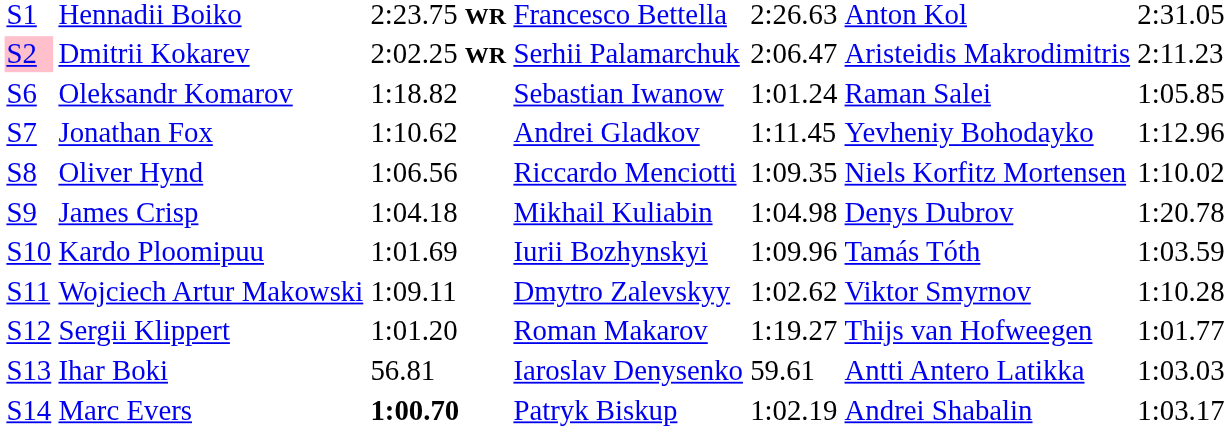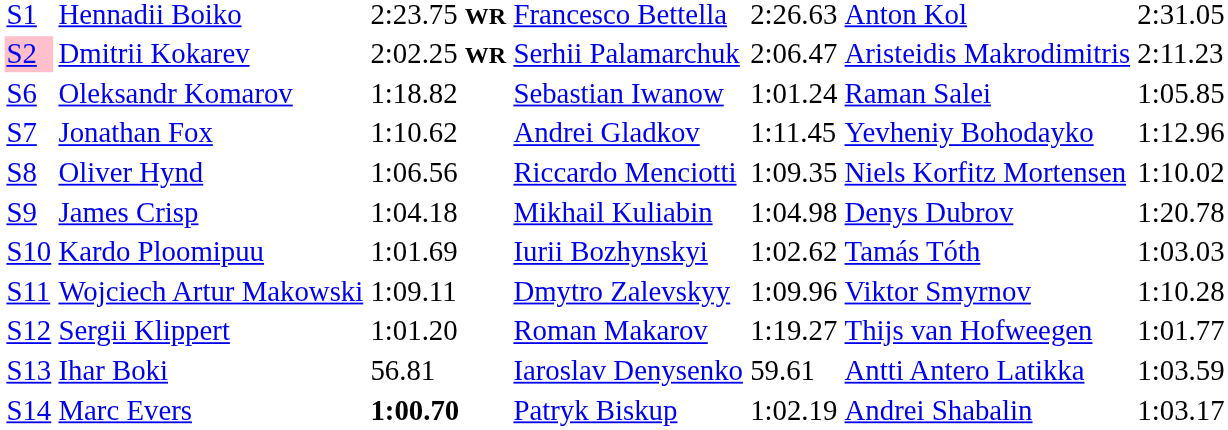(794, 251) 1:09.96 -> (794, 251) 1:02.62
(1181, 251) 1:03.59 -> (1181, 251) 1:03.03
(794, 291) 1:02.62 -> (794, 291) 1:09.96
(1181, 370) 1:03.03 -> (1181, 370) 1:03.59
